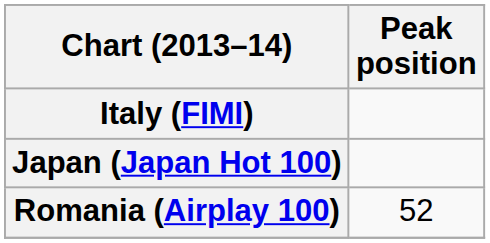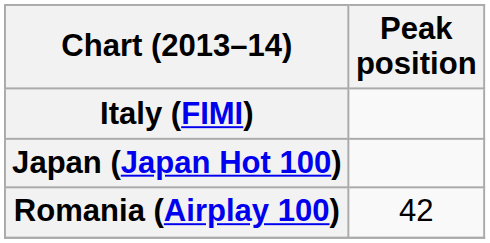(416, 211) 52 -> (416, 211) 42
